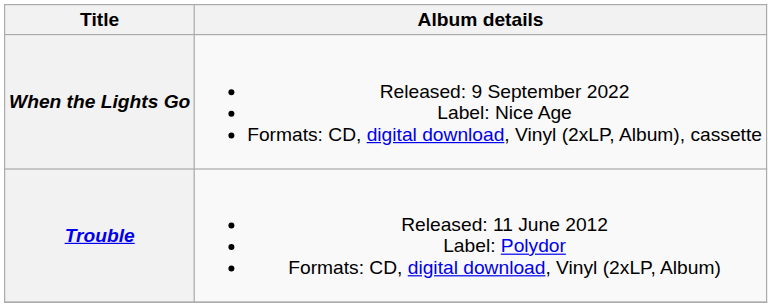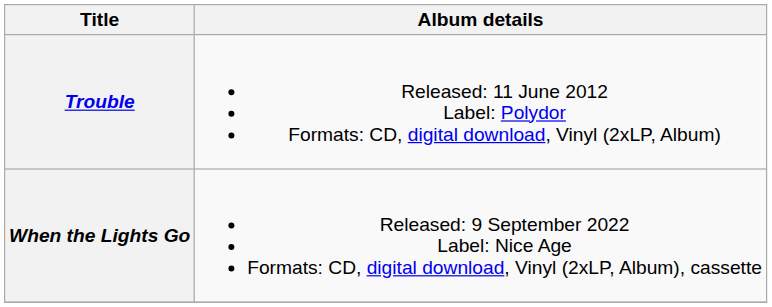rows swapped: (100, 235) <-> (100, 101)
